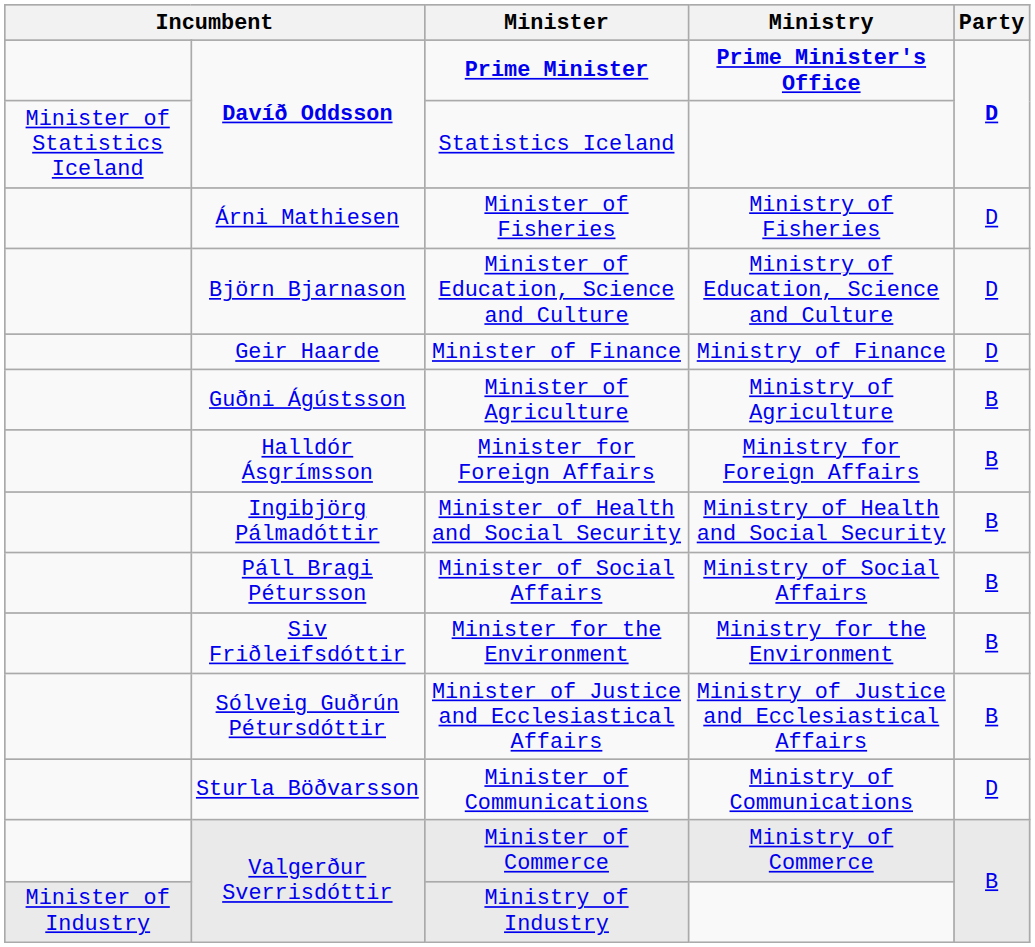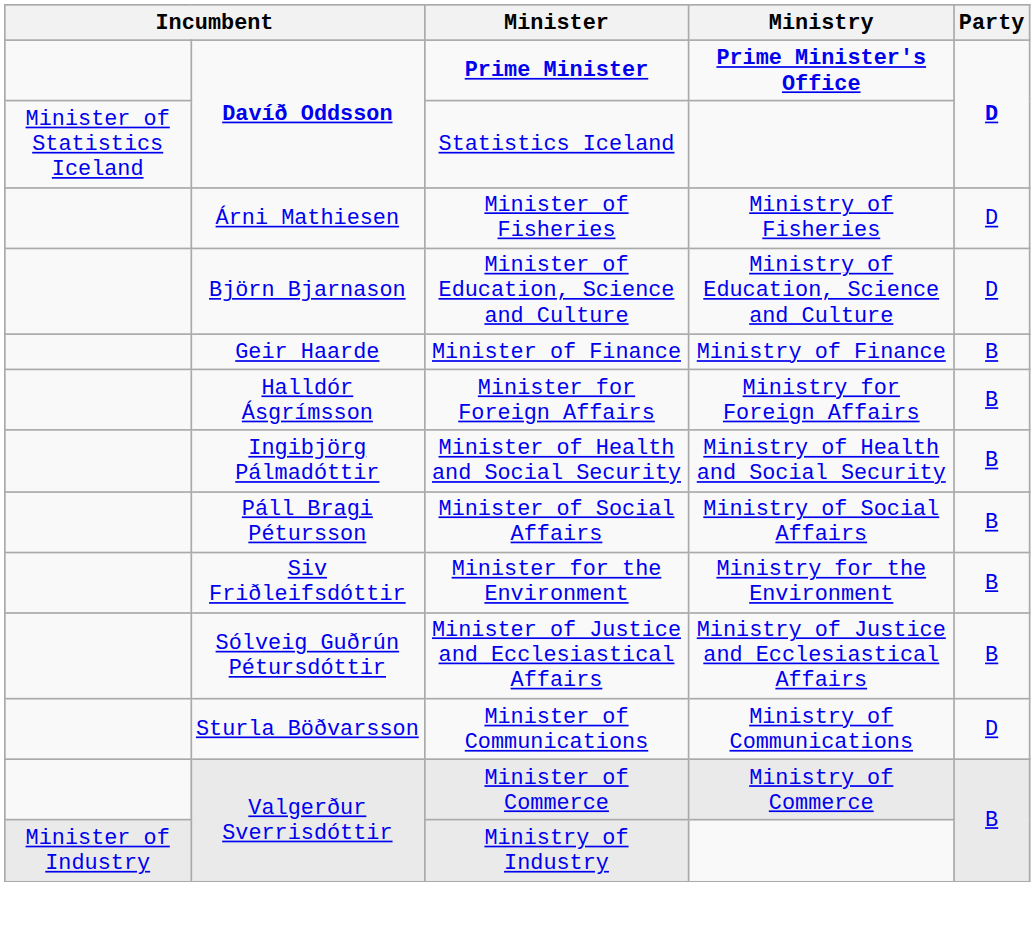(992, 352) D -> (992, 352) B
- row: (556, 400)
